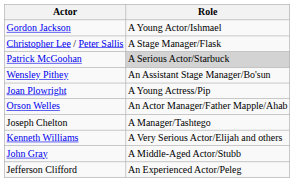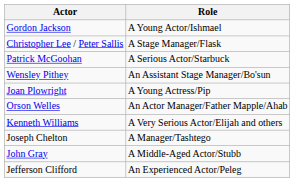(179, 59) lightgrey background -> (179, 59) no background
rows swapped: (43, 138) <-> (37, 122)
